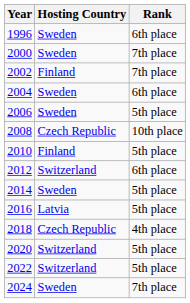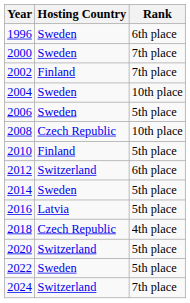(154, 92) 6th place -> (157, 92) 10th place
(67, 268) Switzerland -> (57, 268) Sweden
(57, 287) Sweden -> (67, 287) Switzerland
